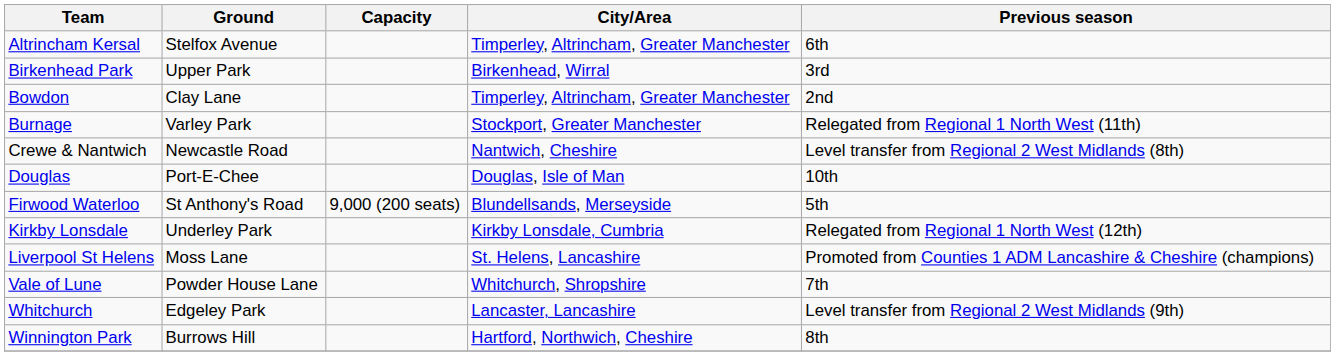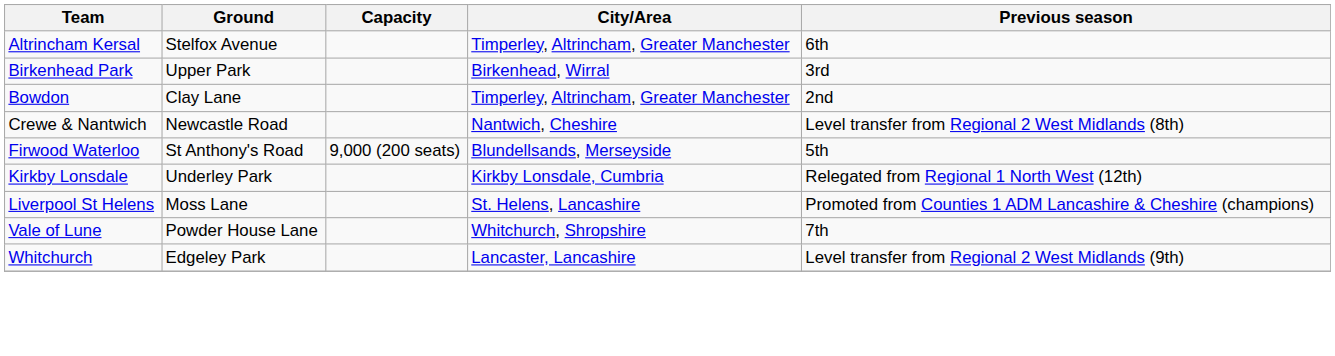- row: (40, 124)
- row: (39, 177)
- row: (70, 337)
